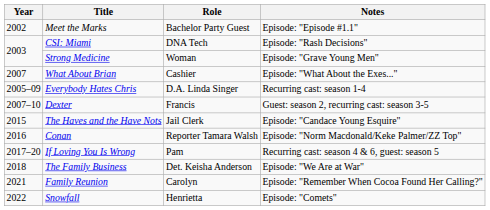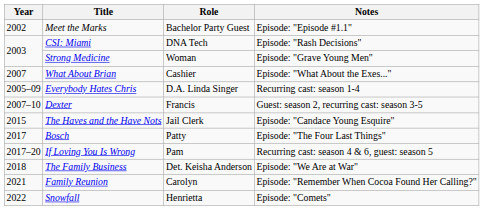- row: (58, 136)
+ row: (57, 136)
